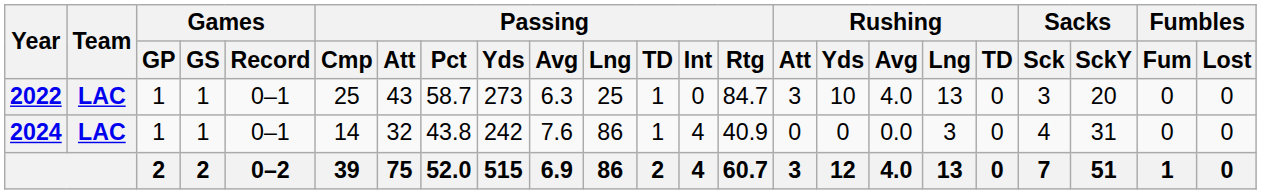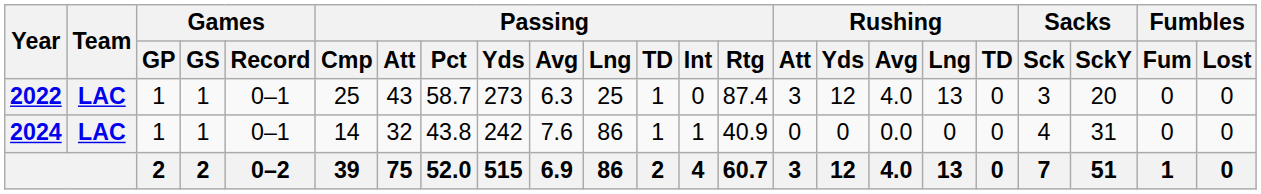(745, 96) 84.7 -> (745, 96) 87.4
(843, 96) 10 -> (843, 96) 12
(698, 133) 4 -> (698, 133) 1
(950, 133) 3 -> (950, 133) 0
